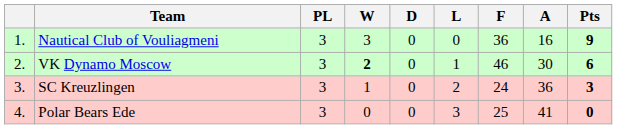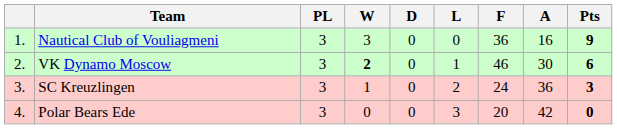(501, 111) 25 -> (501, 111) 20
(545, 111) 41 -> (545, 111) 42
